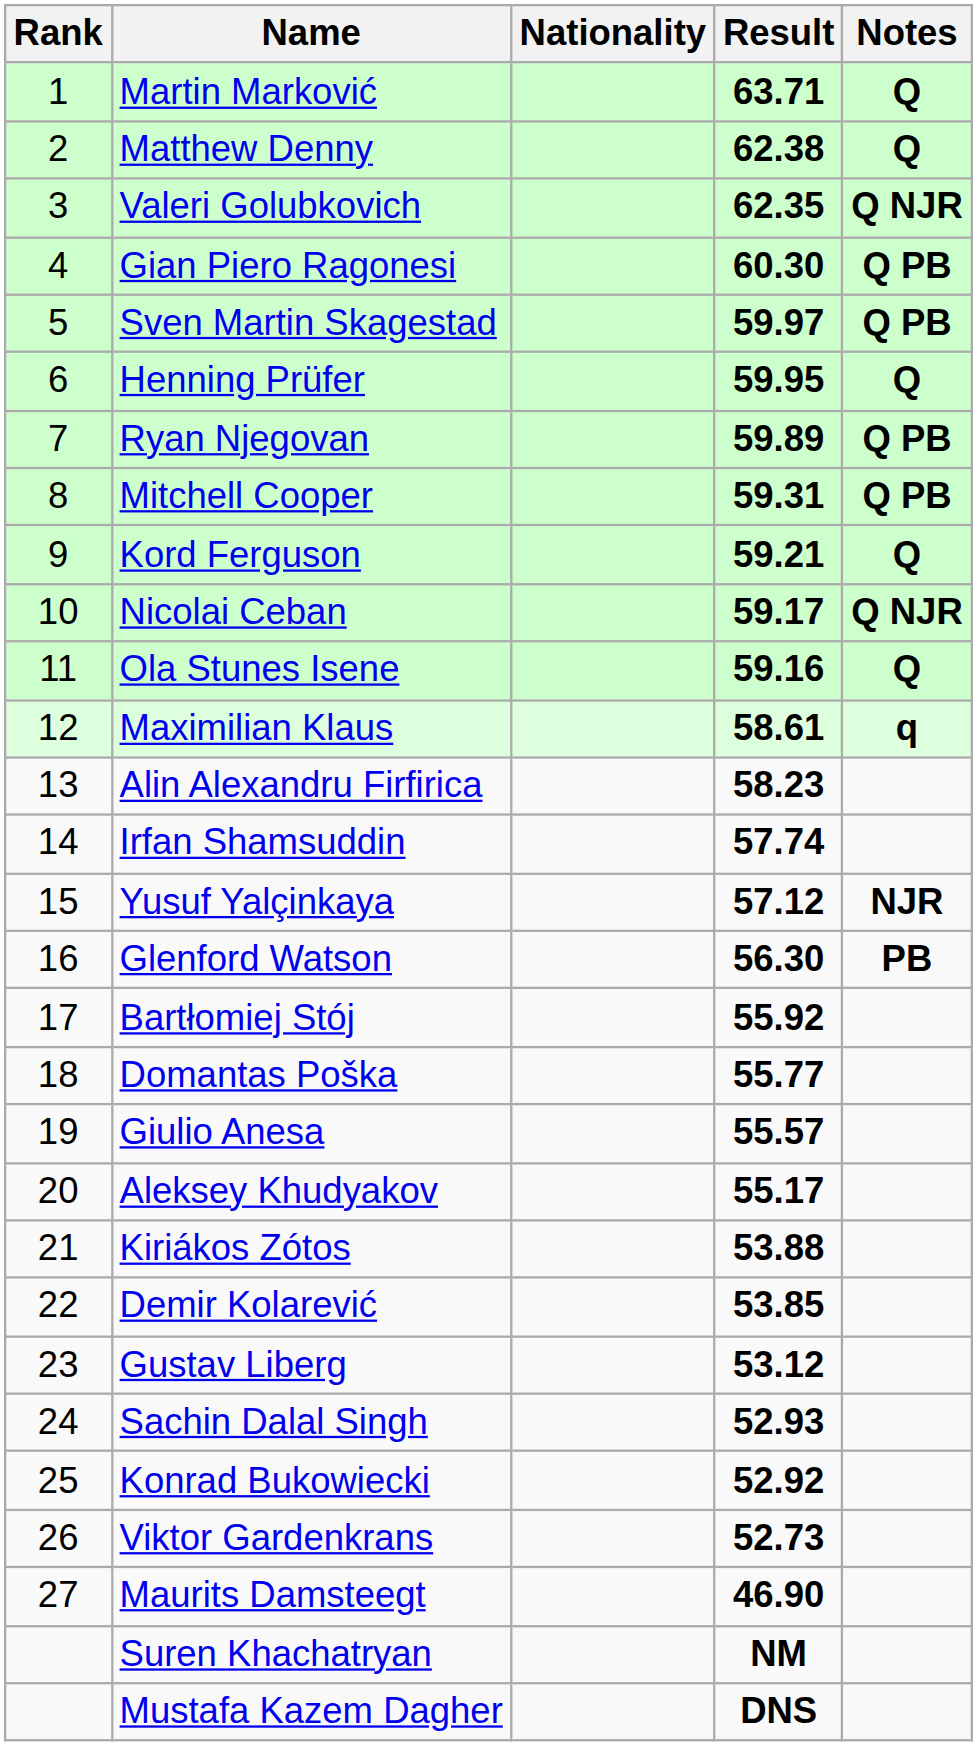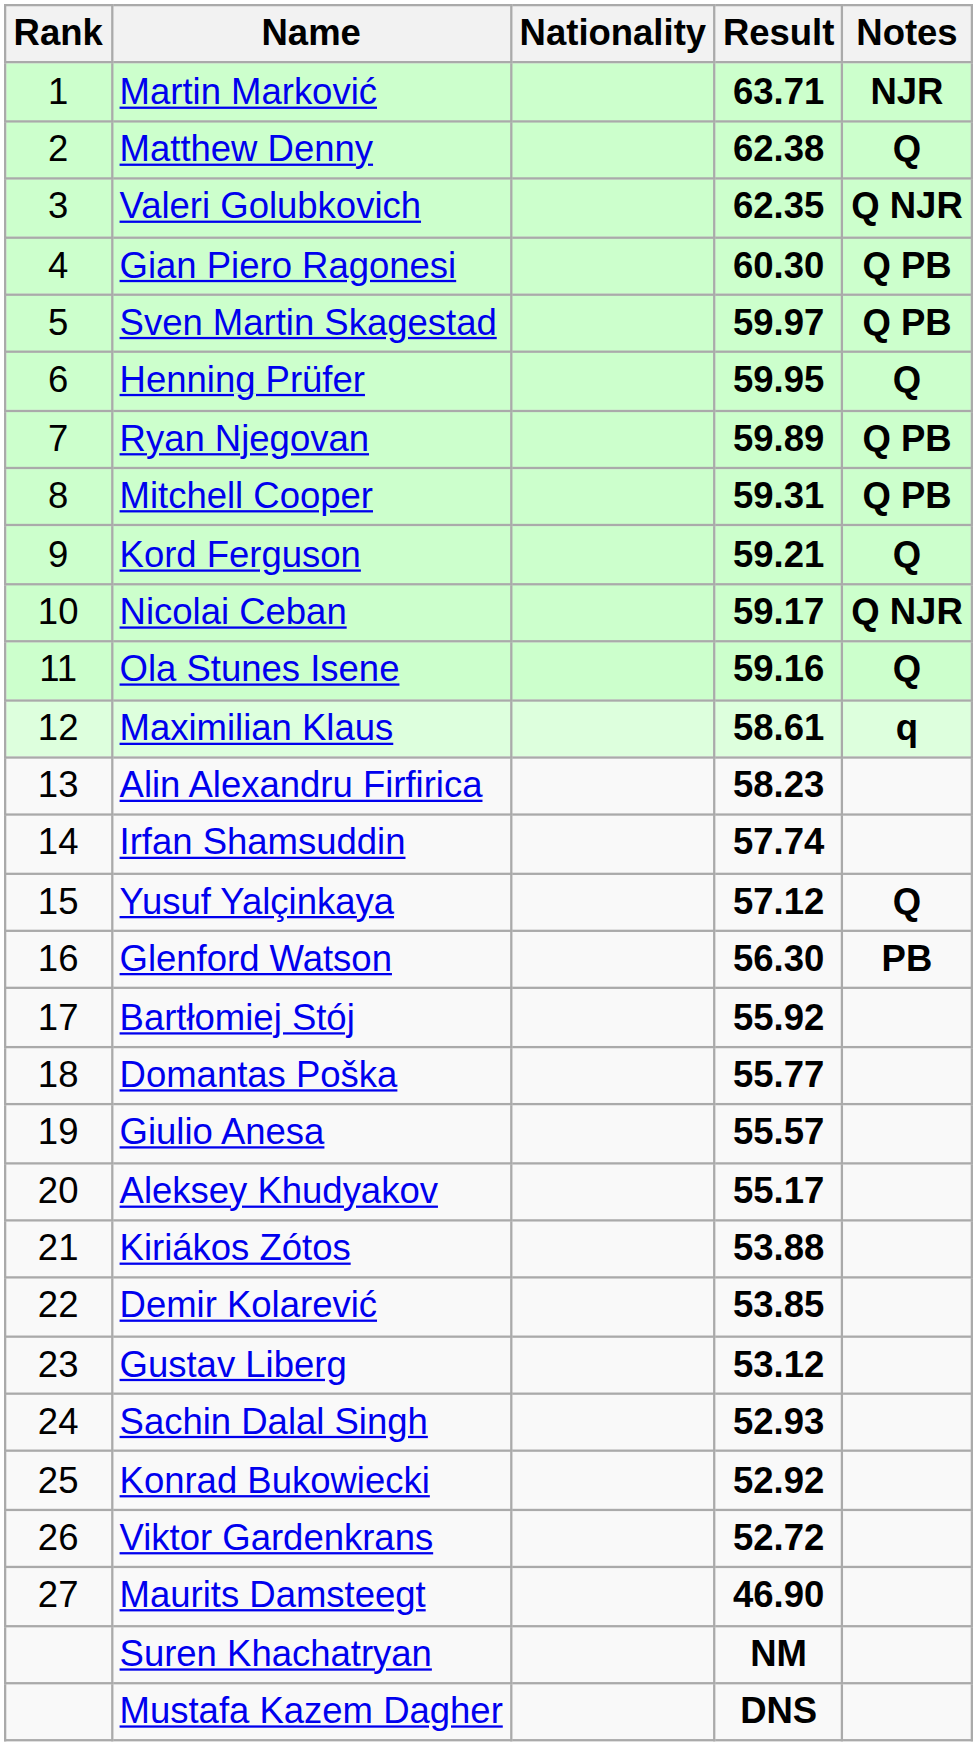(907, 91) Q -> (907, 91) NJR
(907, 901) NJR -> (907, 901) Q
(779, 1537) 52.73 -> (779, 1537) 52.72
